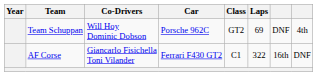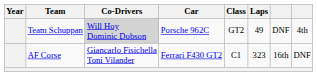(117, 31) no background -> (117, 31) lightgrey background
(259, 31) 69 -> (259, 31) 49
(259, 55) 322 -> (259, 55) 323
